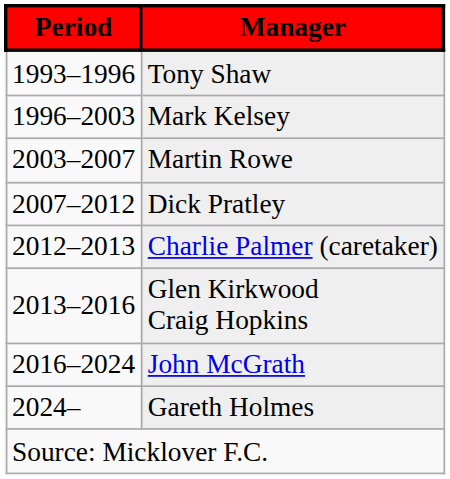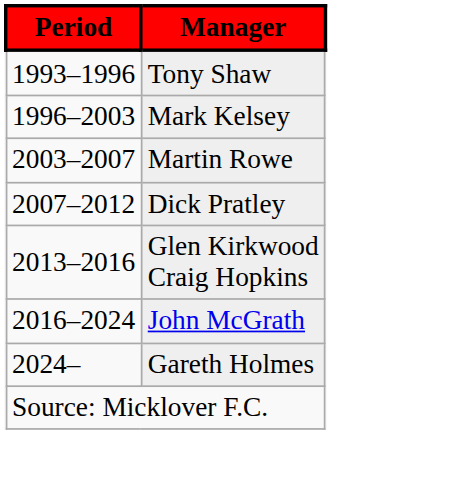- row: (293, 246)
